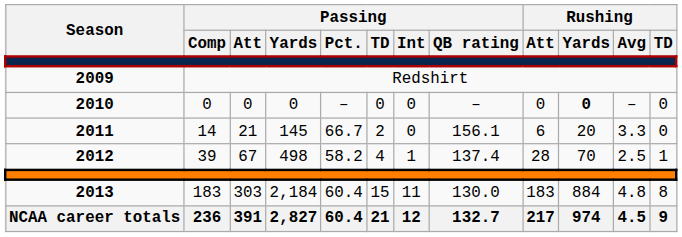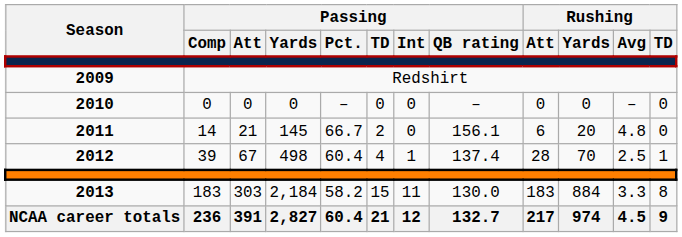(586, 105) bold -> (586, 105) normal
(632, 131) 3.3 -> (632, 131) 4.8
(344, 157) 58.2 -> (344, 157) 60.4
(344, 193) 60.4 -> (344, 193) 58.2
(632, 193) 4.8 -> (632, 193) 3.3
